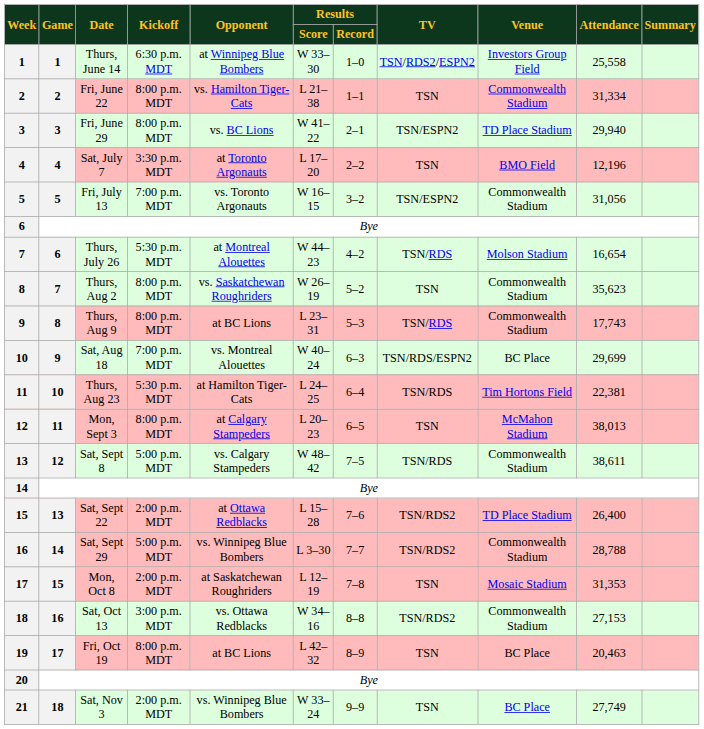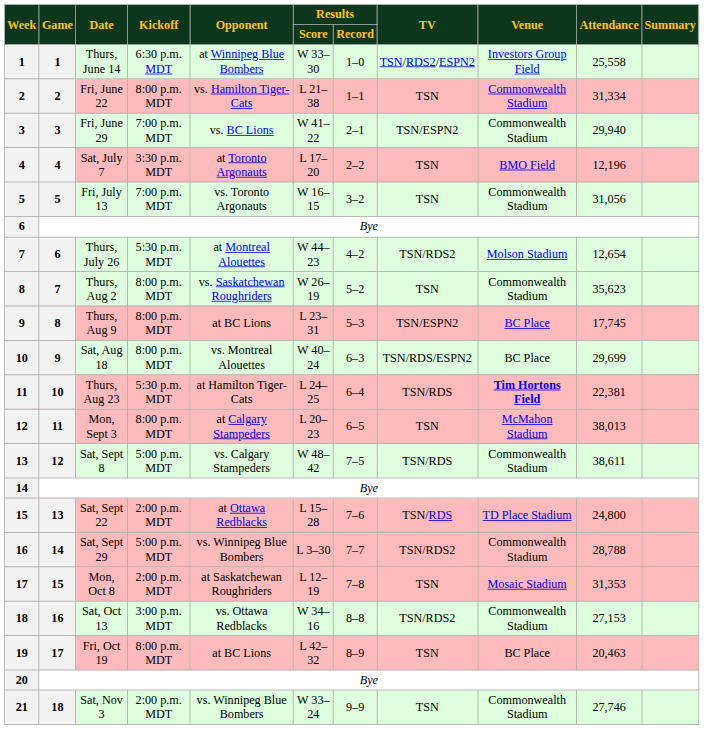(159, 130) 8:00 p.m. MDT -> (159, 130) 7:00 p.m. MDT
(527, 130) TD Place Stadium -> (527, 130) Commonwealth Stadium
(427, 199) TSN/ESPN2 -> (427, 199) TSN
(427, 254) TSN/RDS -> (427, 254) TSN/RDS2
(609, 254) 16,654 -> (609, 254) 12,654
(427, 323) TSN/RDS -> (427, 323) TSN/ESPN2
(527, 323) Commonwealth Stadium -> (527, 323) BC Place
(609, 323) 17,743 -> (609, 323) 17,745
(159, 357) 7:00 p.m. MDT -> (159, 357) 8:00 p.m. MDT
(527, 392) normal -> (527, 392) bold
(427, 515) TSN/RDS2 -> (427, 515) TSN/RDS
(609, 515) 26,400 -> (609, 515) 24,800
(527, 707) BC Place -> (527, 707) Commonwealth Stadium
(609, 707) 27,749 -> (609, 707) 27,746
